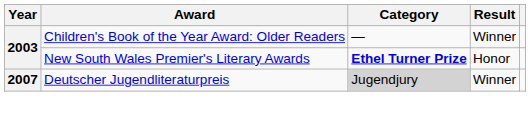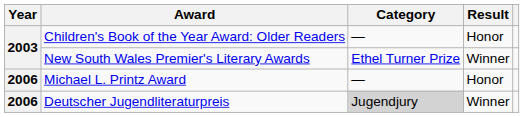(495, 36) Winner -> (485, 36) Honor
(409, 58) bold -> (406, 58) normal
(491, 58) Honor -> (488, 58) Winner
+ row: (115, 79)
(23, 79) 2007 -> (23, 101) 2006
